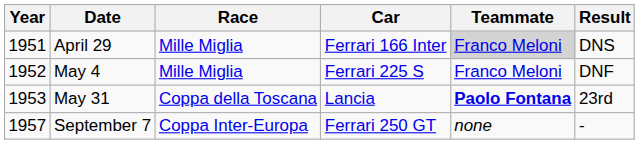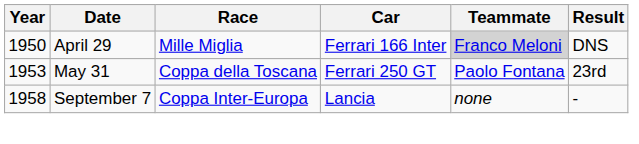(27, 44) 1951 -> (27, 44) 1950
- row: (77, 71)
(350, 98) Lancia -> (380, 71) Ferrari 250 GT
(513, 98) bold -> (509, 71) normal
(27, 125) 1957 -> (27, 98) 1958
(380, 125) Ferrari 250 GT -> (350, 98) Lancia
